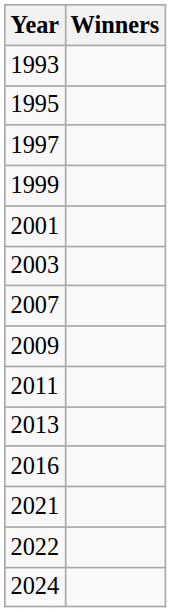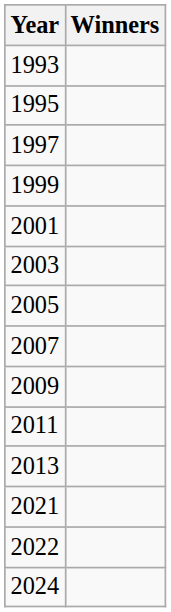+ row: (35, 305)
- row: (35, 466)
